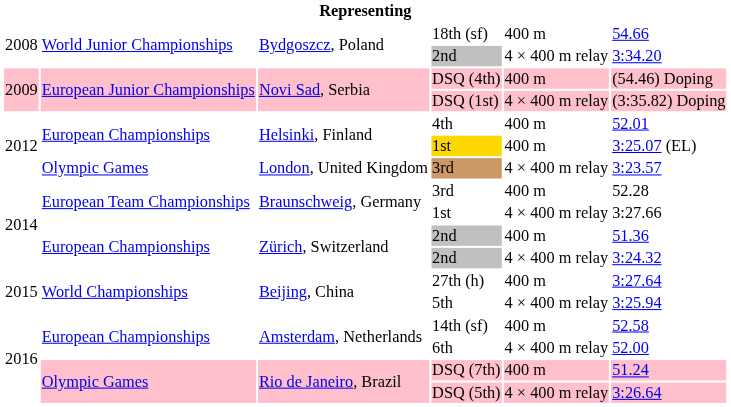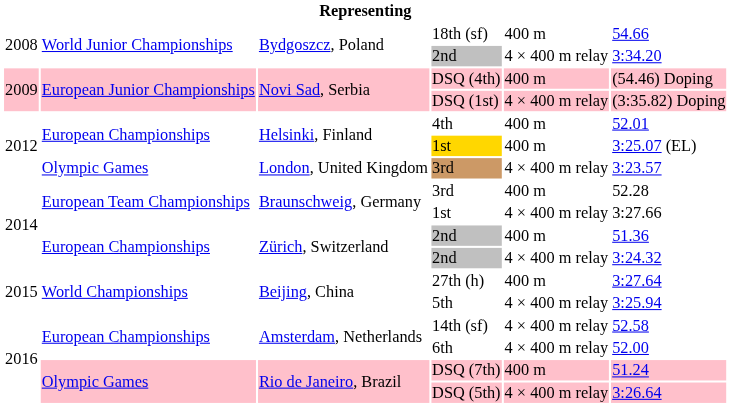(525, 325) 400 m -> (556, 325) 4 × 400 m relay
